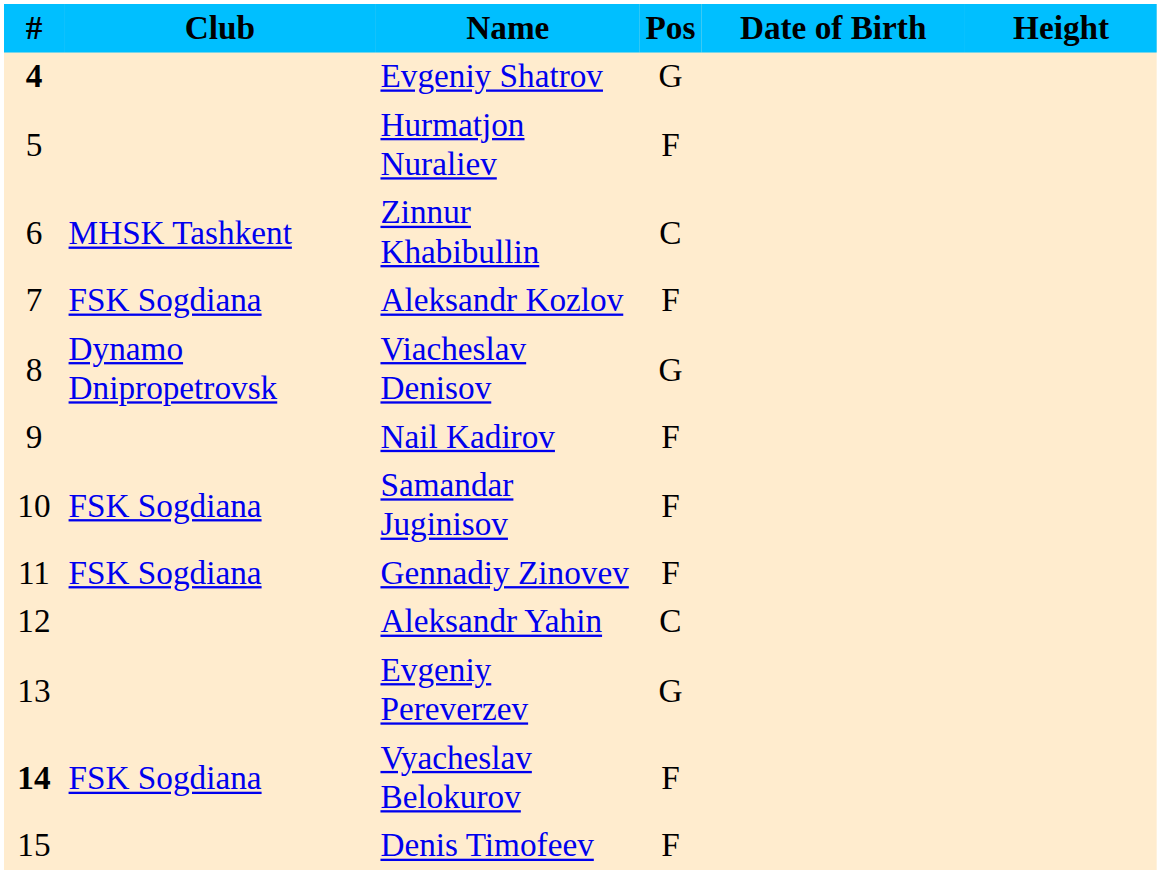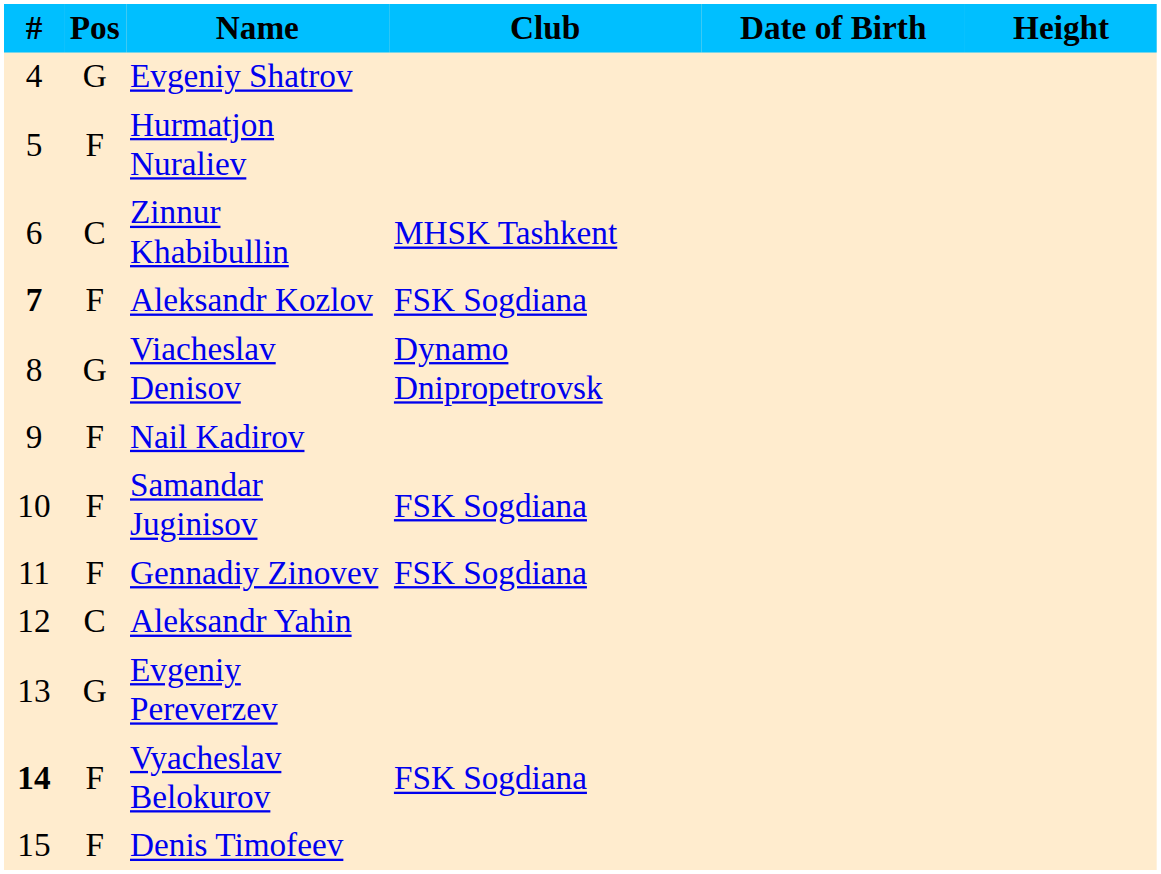columns swapped: (670, 27) <-> (220, 27)
(34, 76) bold -> (34, 76) normal
(34, 300) normal -> (34, 300) bold
